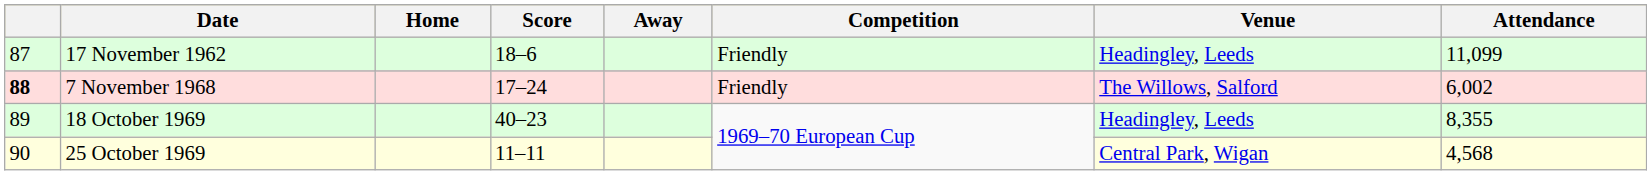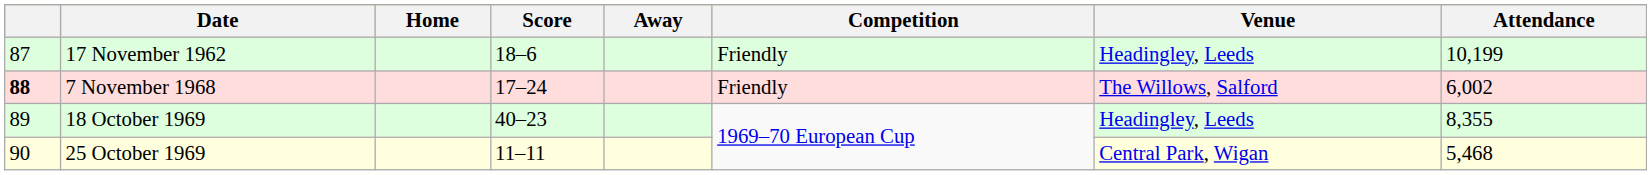(1474, 53) 11,099 -> (1475, 53) 10,199
(1469, 152) 4,568 -> (1469, 152) 5,468
